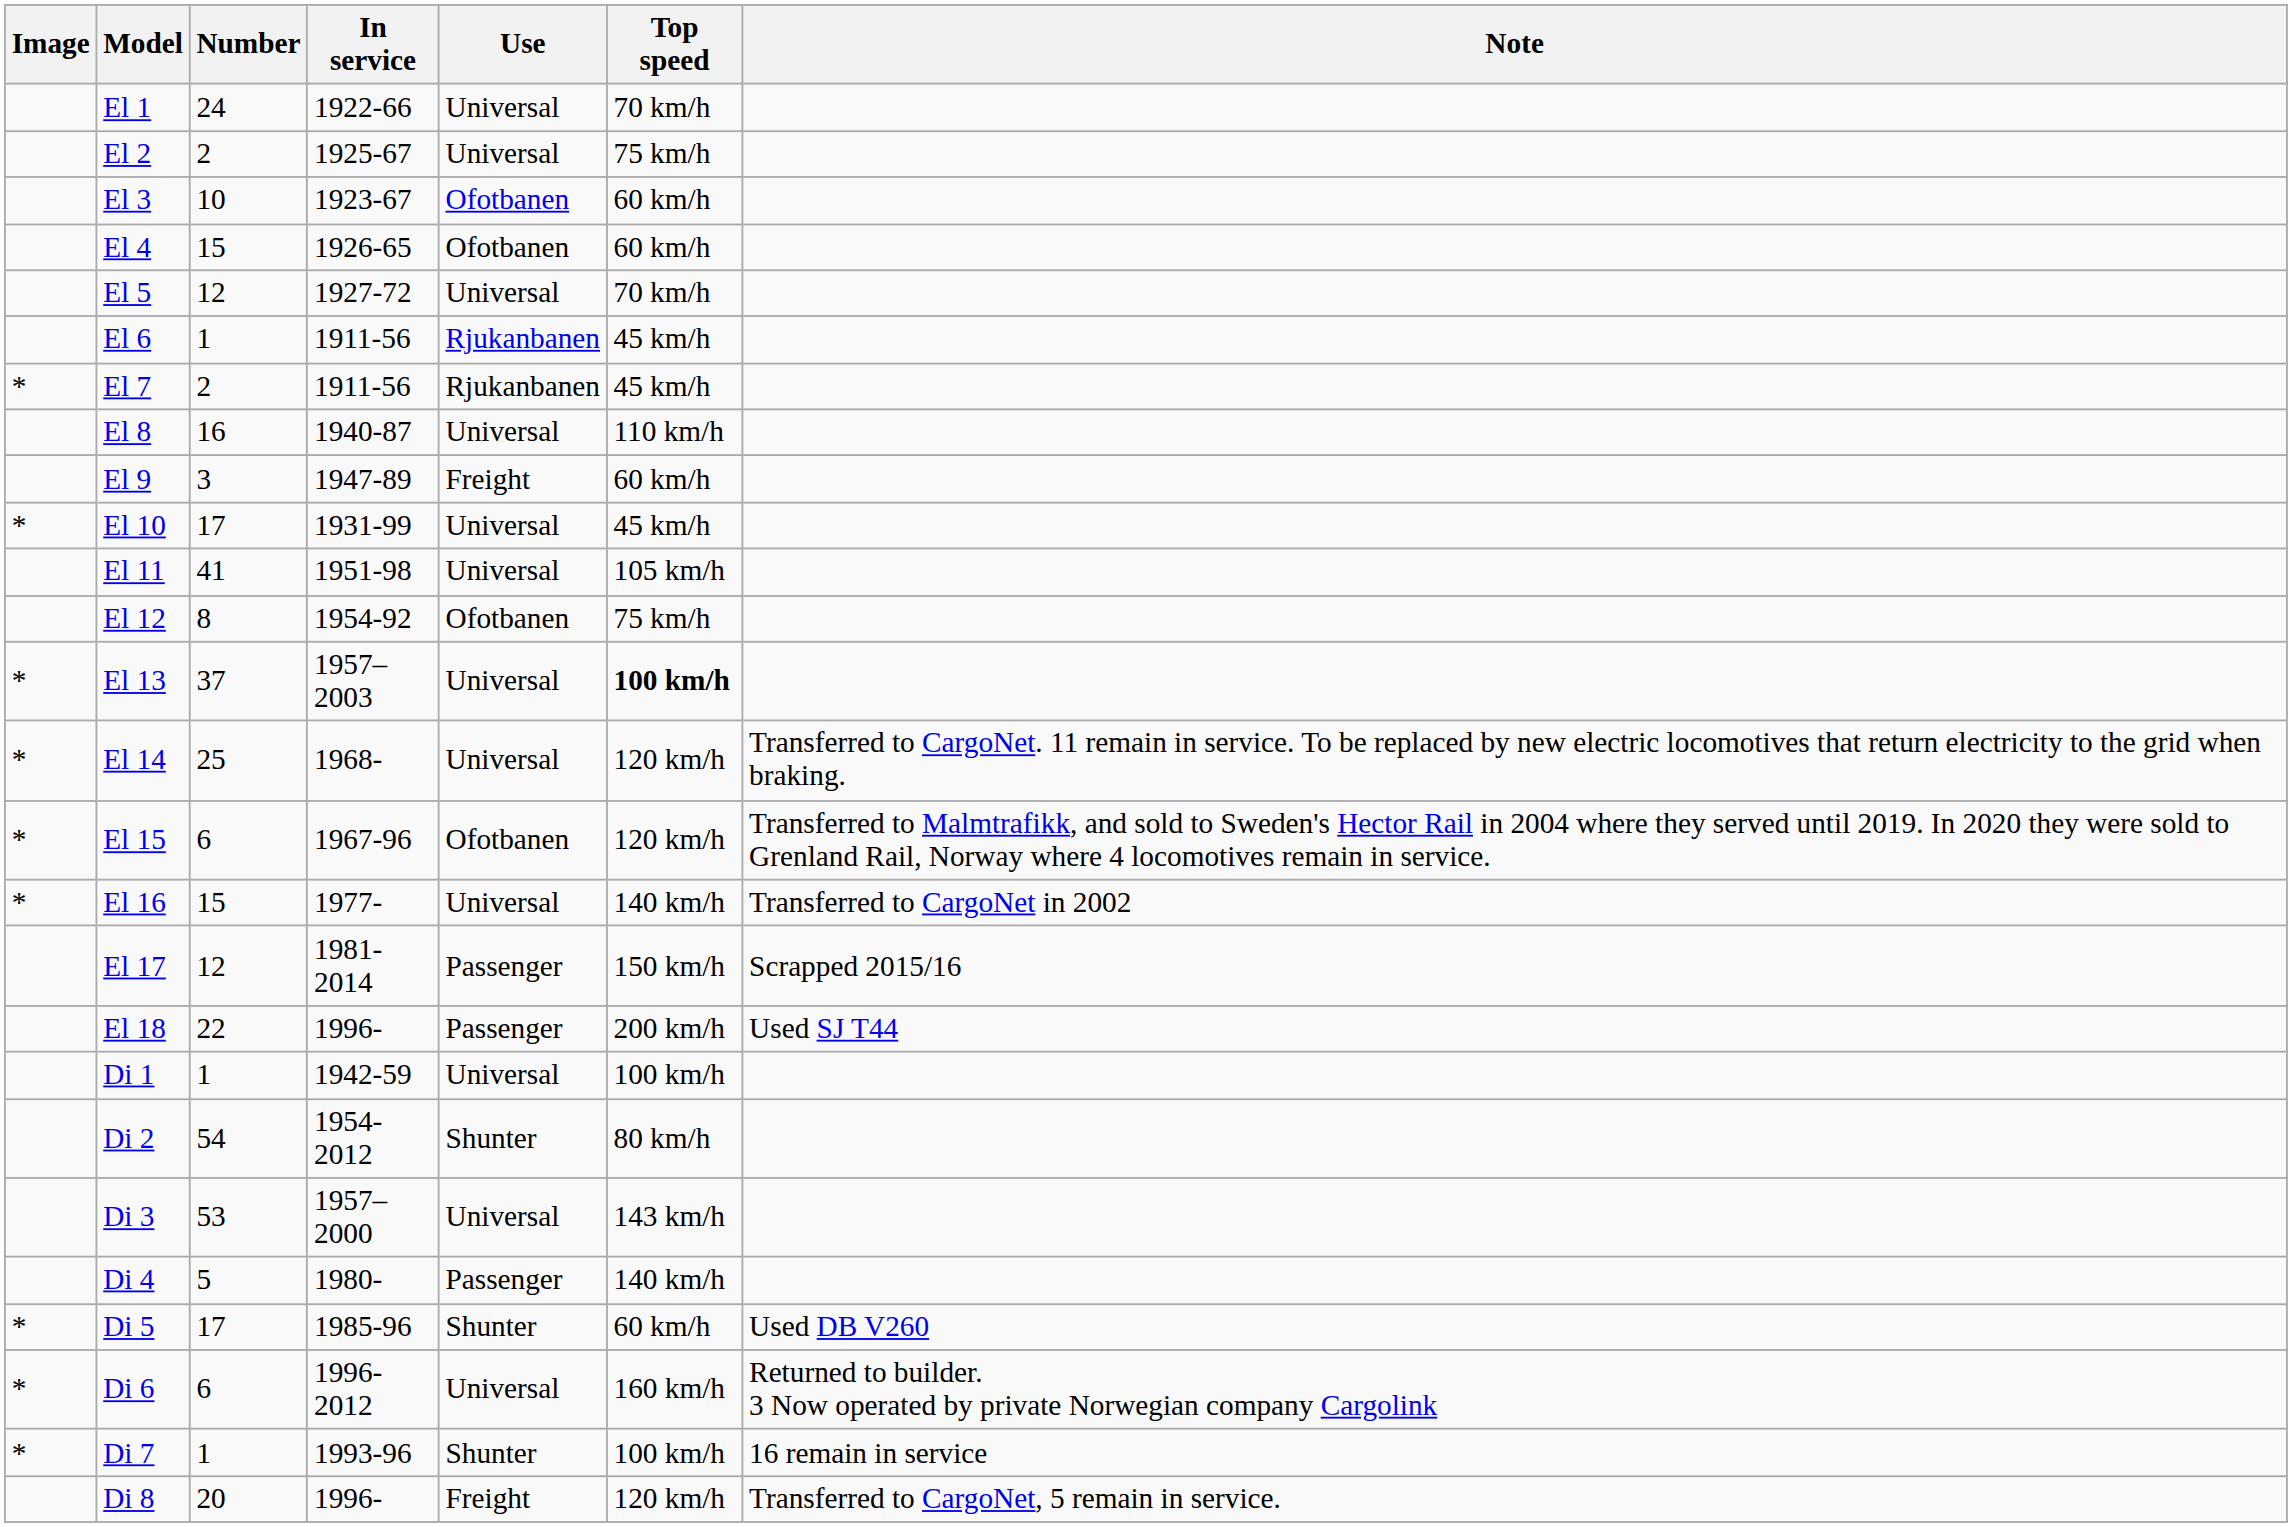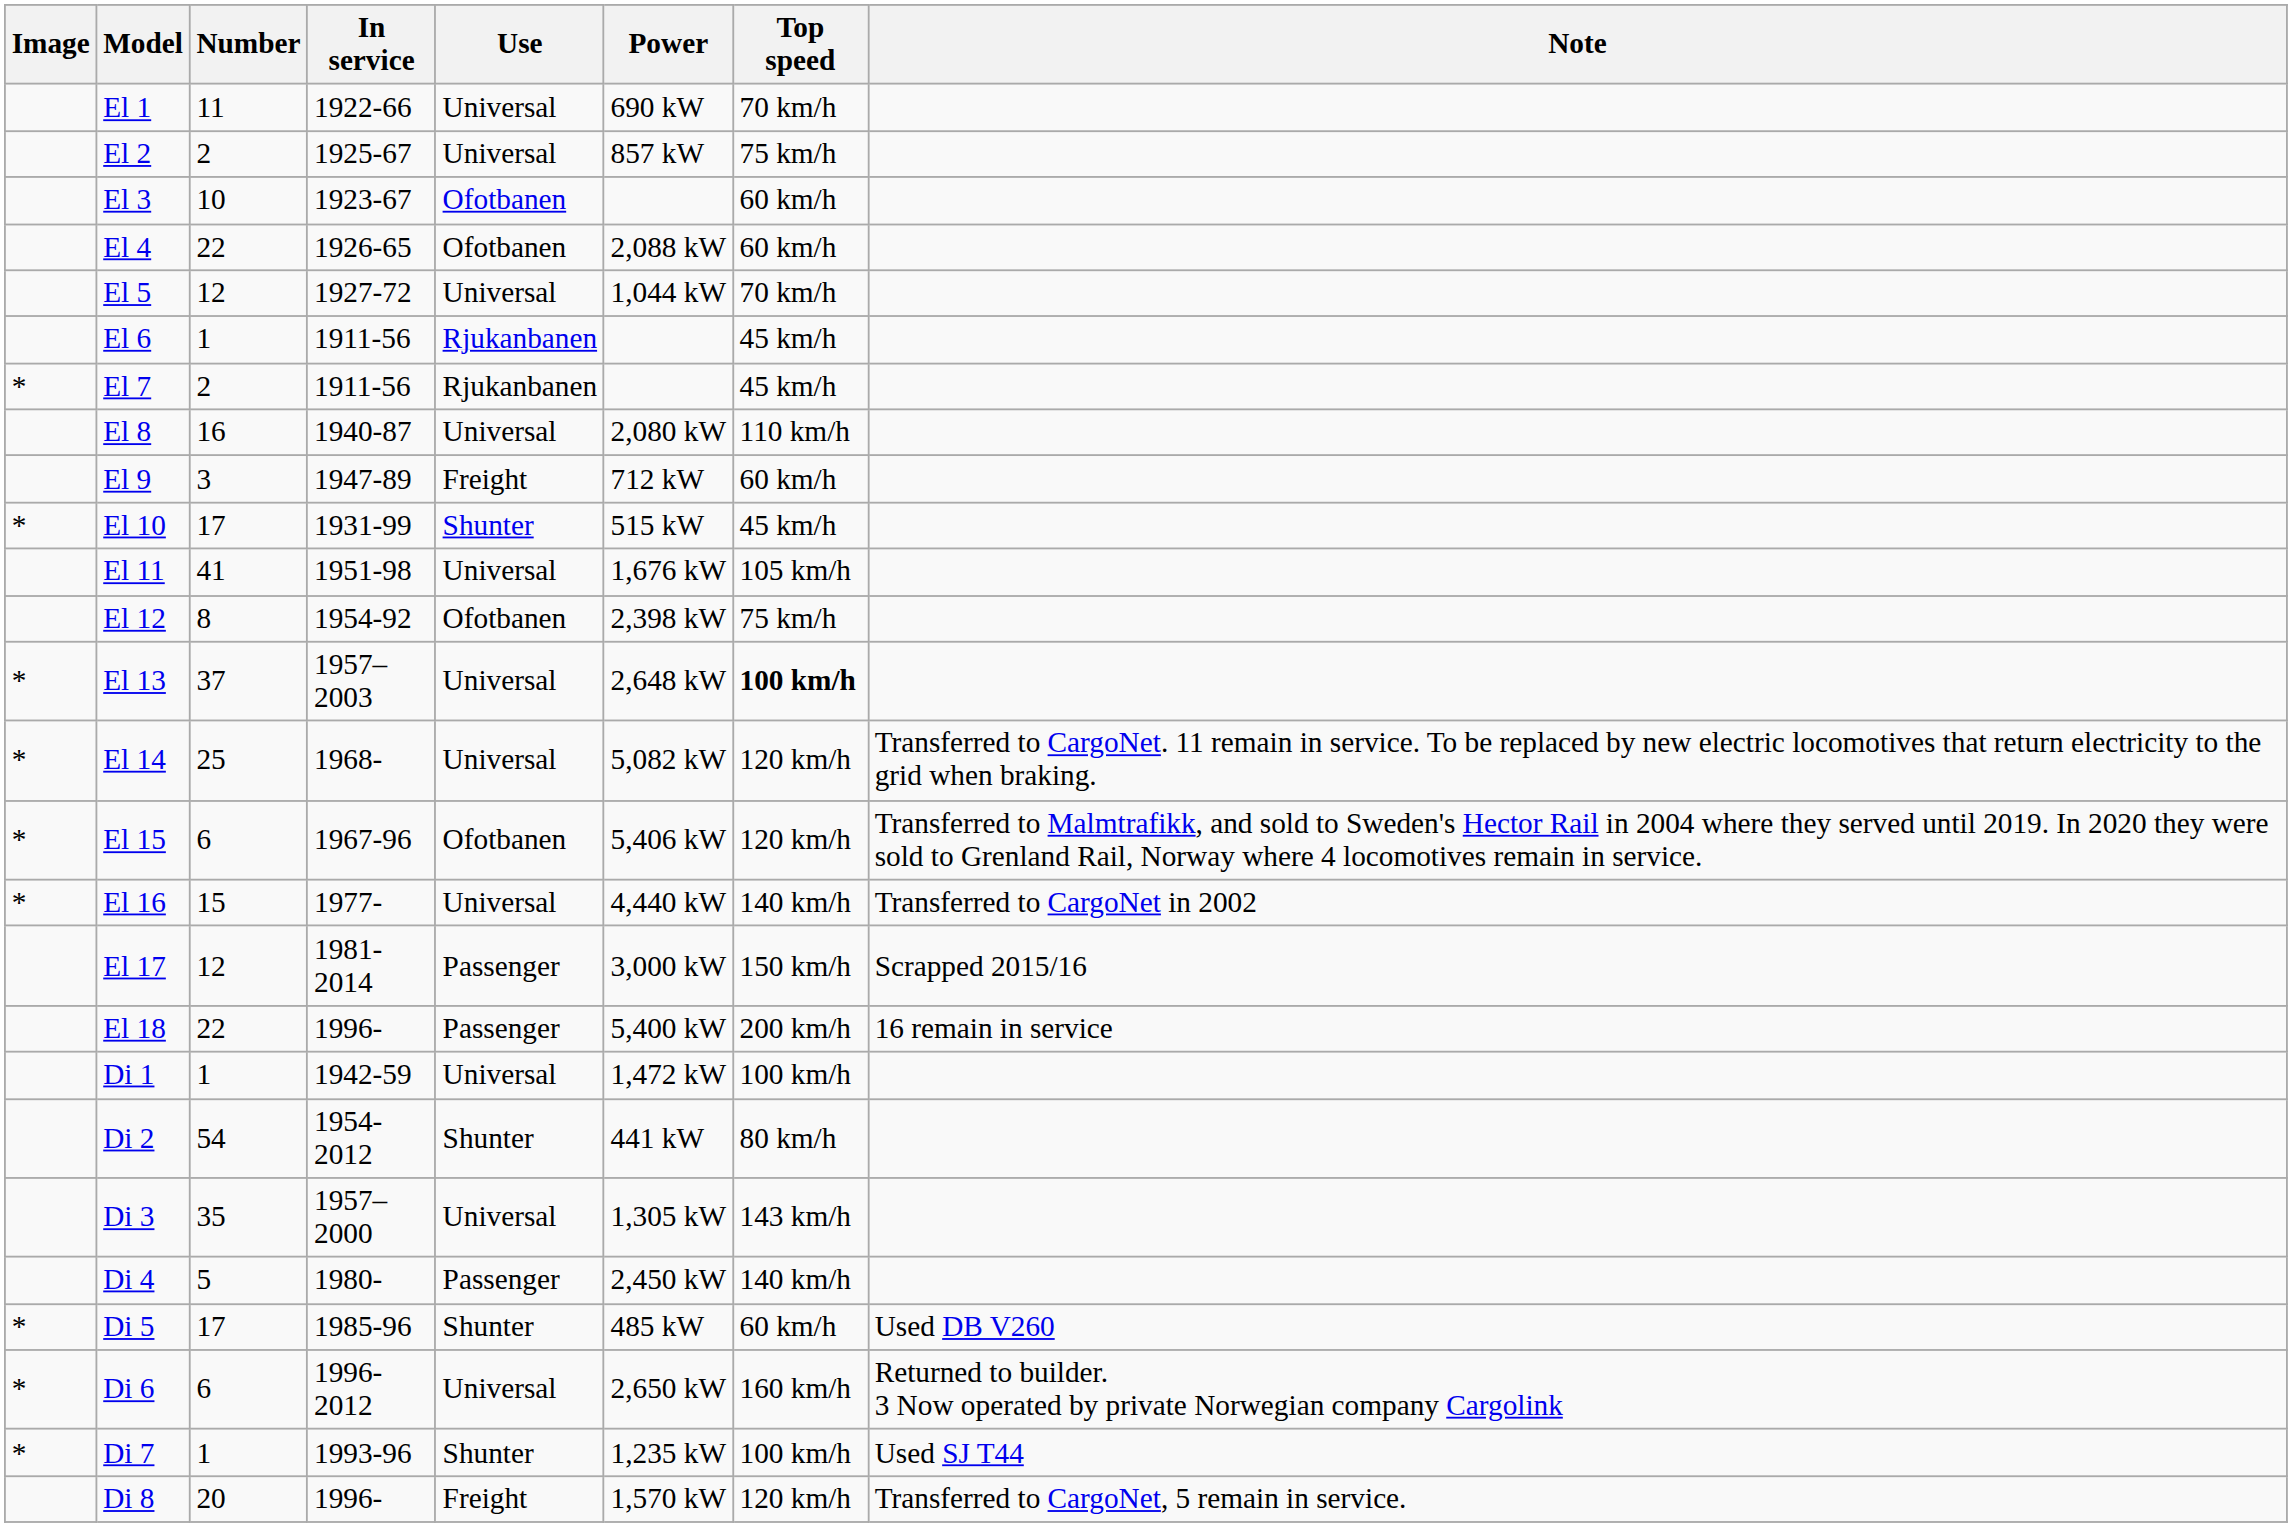+ column: (668, 44)
(211, 107) 24 -> (211, 107) 11
(211, 246) 15 -> (211, 246) 22
(502, 525) Universal -> (488, 525) Shunter
(824, 1028) Used SJ T44 -> (994, 1028) 16 remain in service
(211, 1216) 53 -> (211, 1216) 35
(868, 1452) 16 remain in service -> (949, 1452) Used SJ T44
